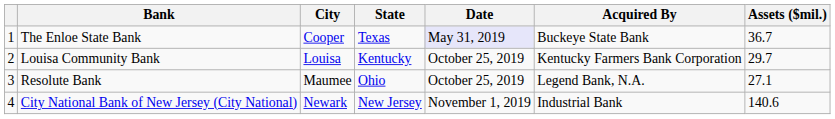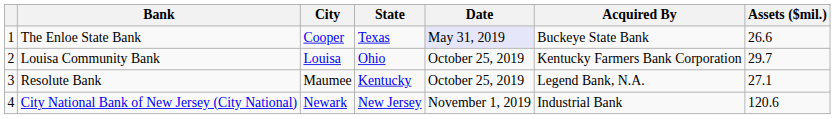(760, 37) 36.7 -> (760, 37) 26.6
(385, 59) Kentucky -> (372, 59) Ohio
(372, 80) Ohio -> (385, 80) Kentucky
(764, 102) 140.6 -> (764, 102) 120.6
